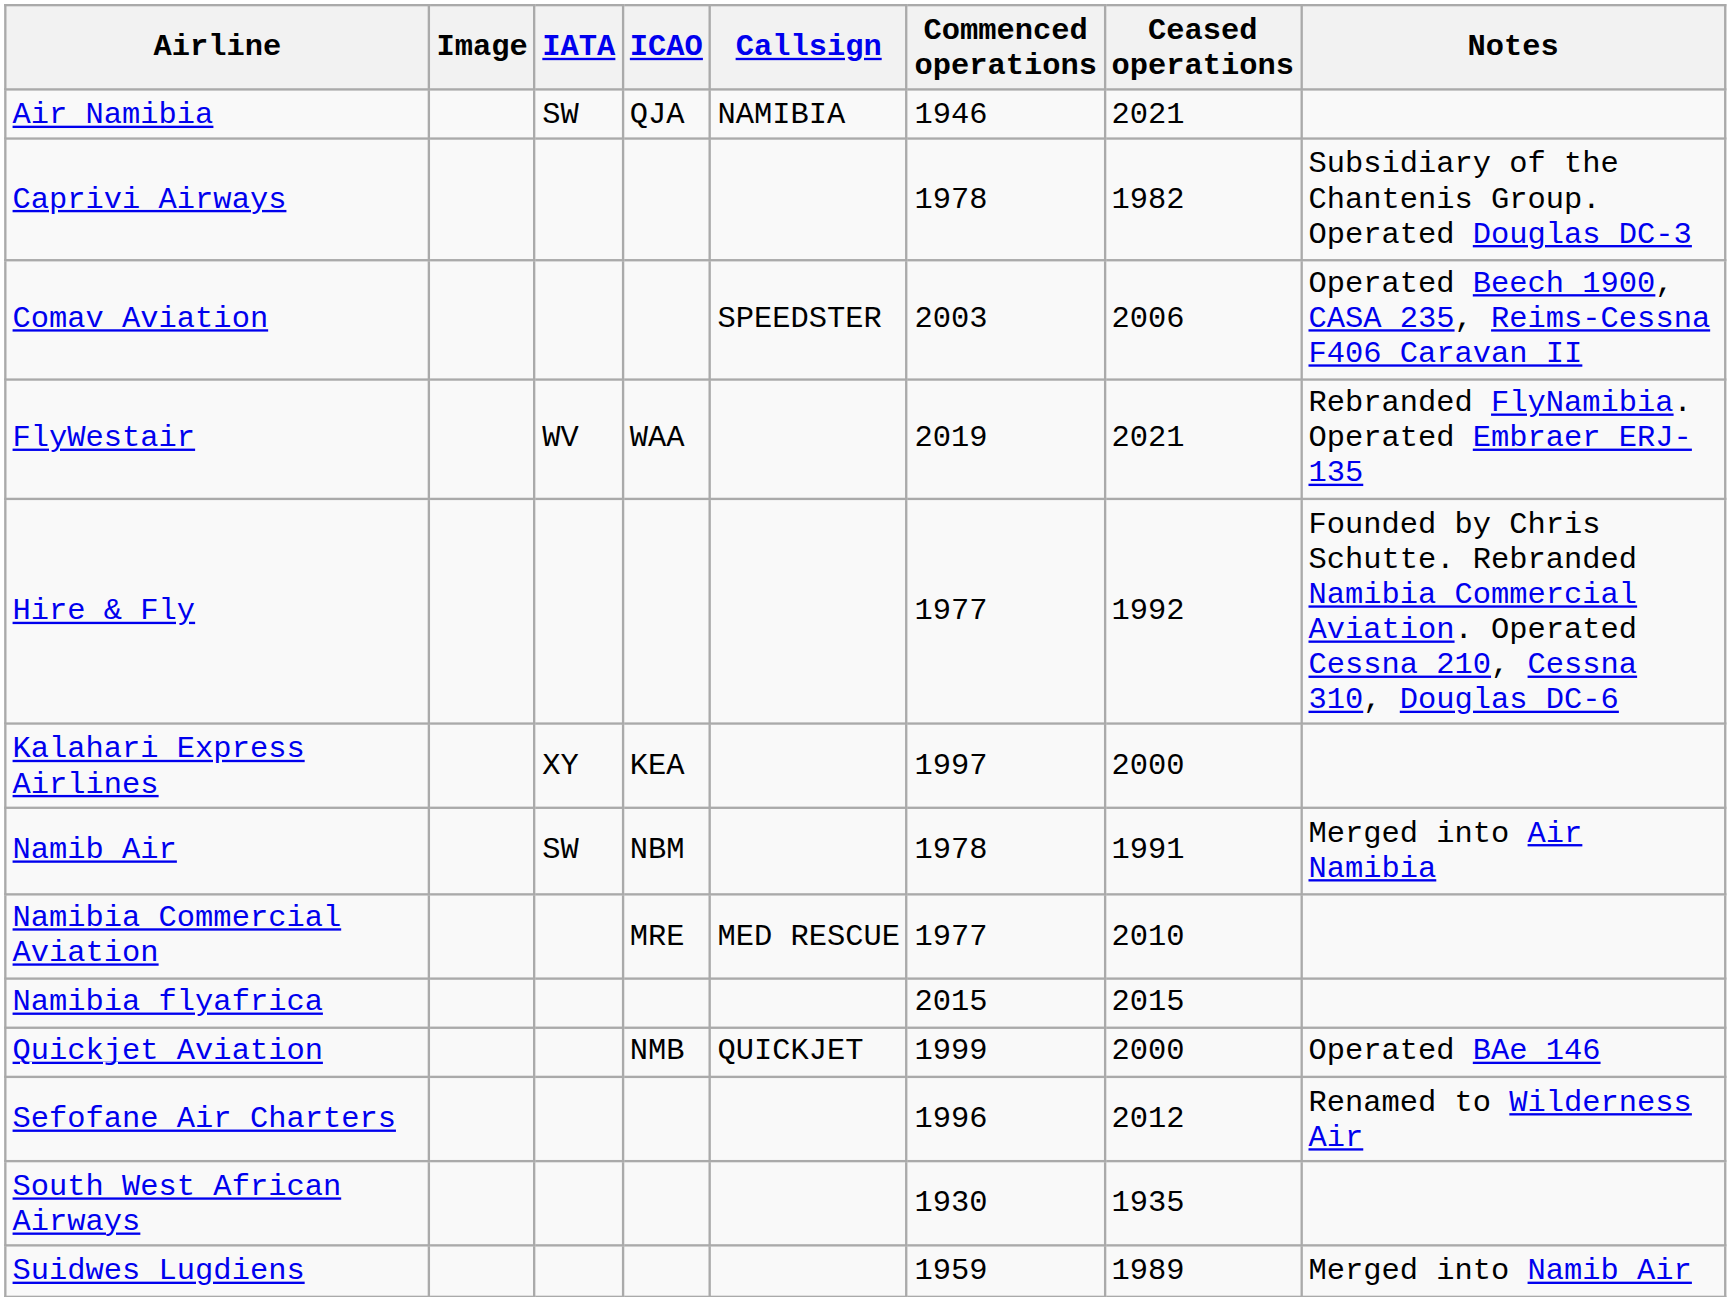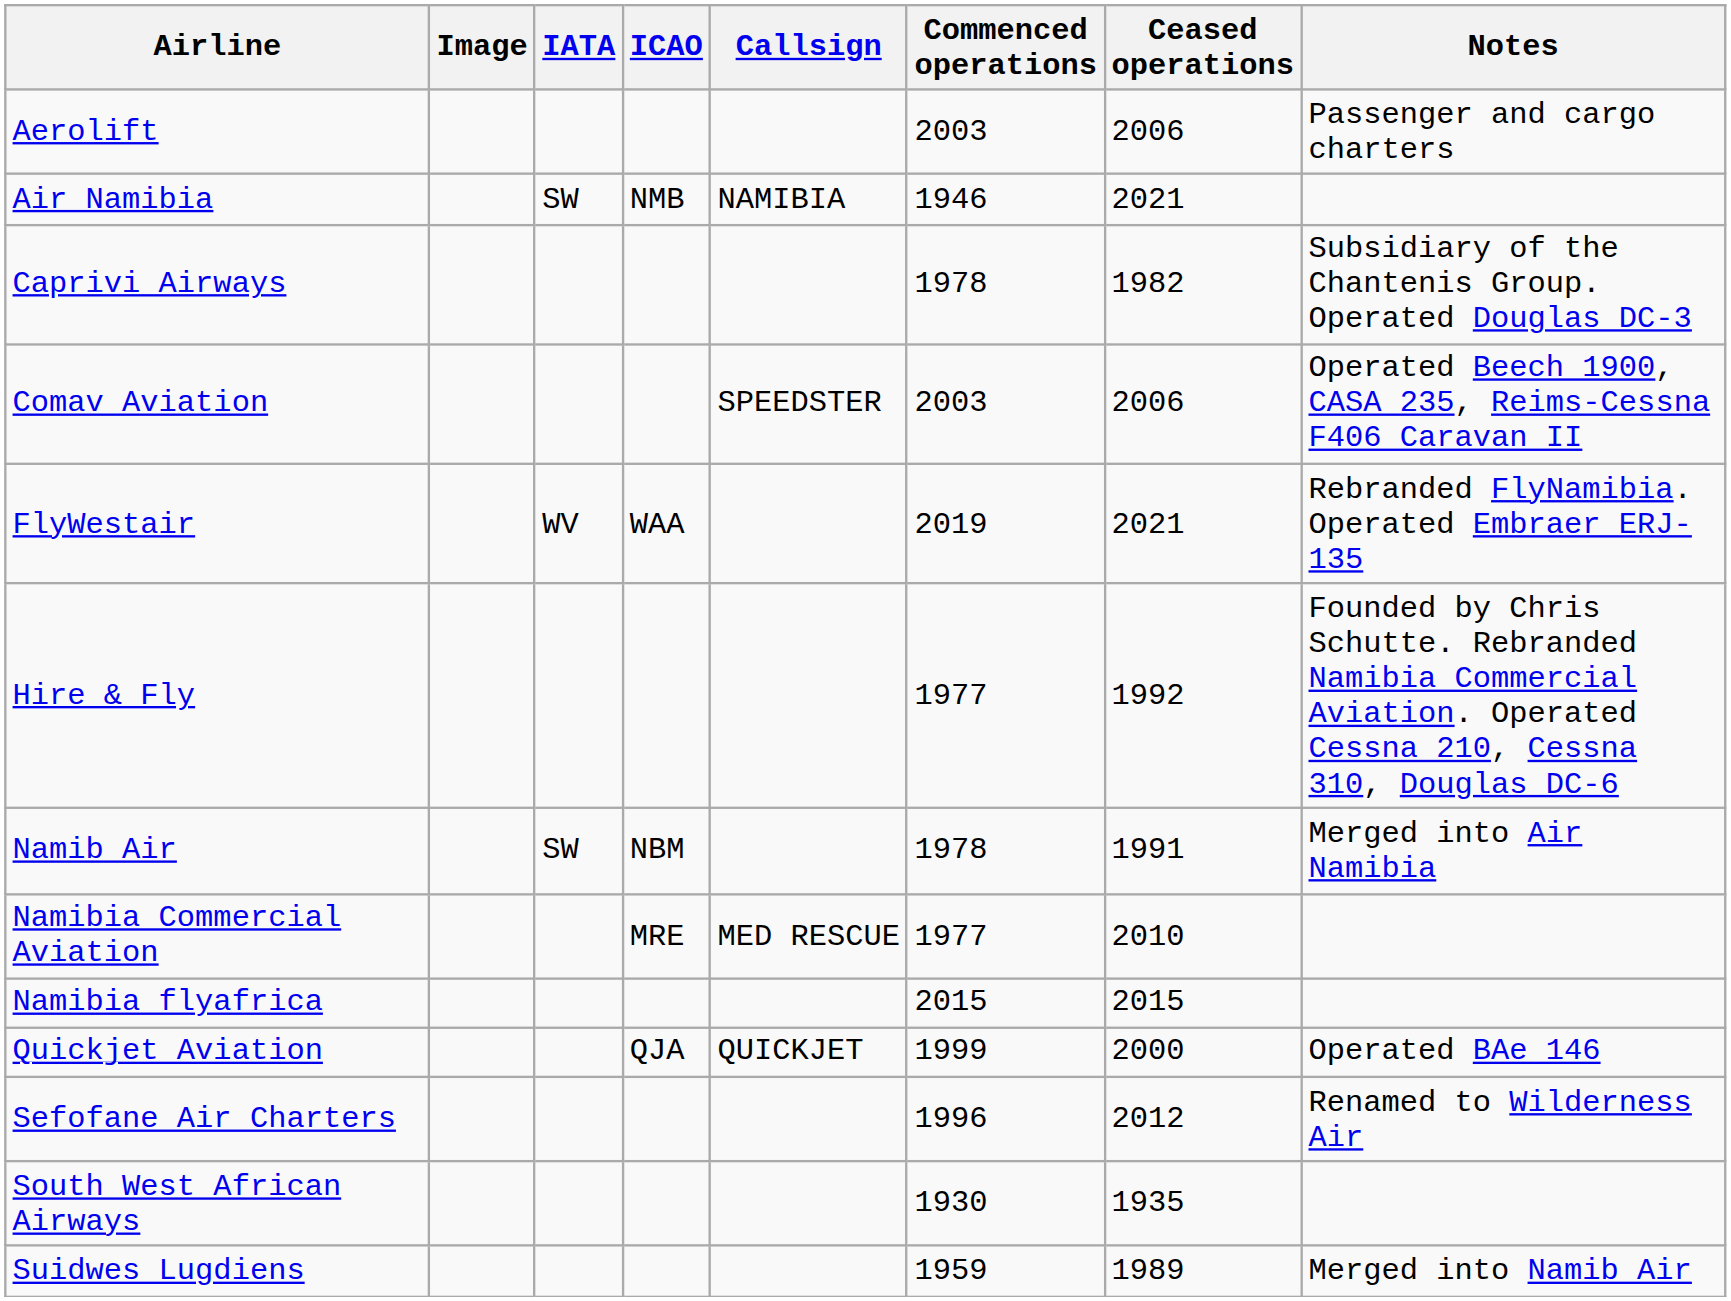+ row: (86, 132)
(657, 115) QJA -> (657, 199) NMB
- row: (159, 766)
(657, 1052) NMB -> (657, 1052) QJA
